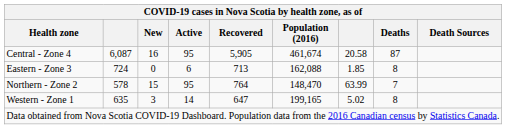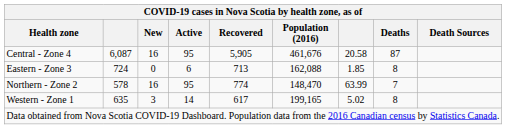(306, 54) 461,674 -> (306, 54) 461,676
(153, 85) 15 -> (153, 85) 16
(241, 85) 764 -> (241, 85) 774
(241, 100) 647 -> (241, 100) 617
